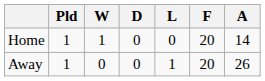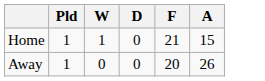- column: (172, 16)
(207, 40) 20 -> (172, 40) 21
(242, 40) 14 -> (207, 40) 15
